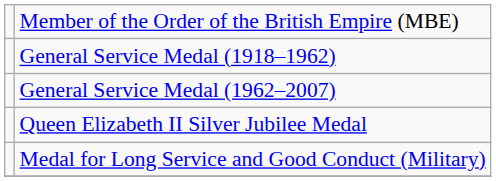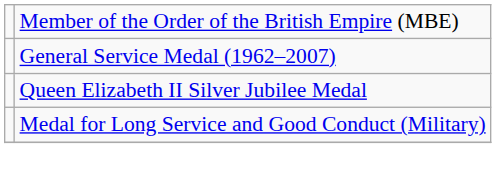- row: (178, 55)
